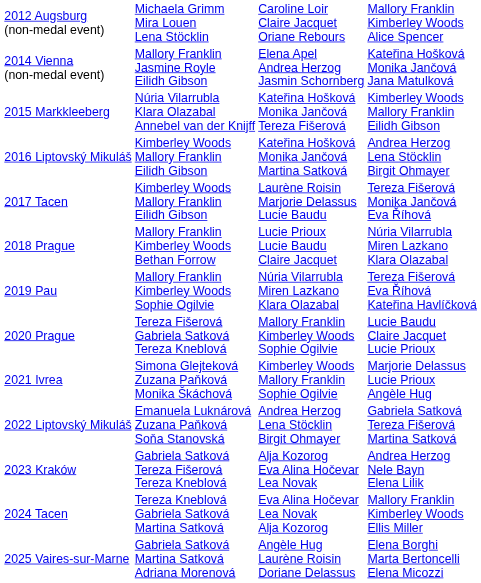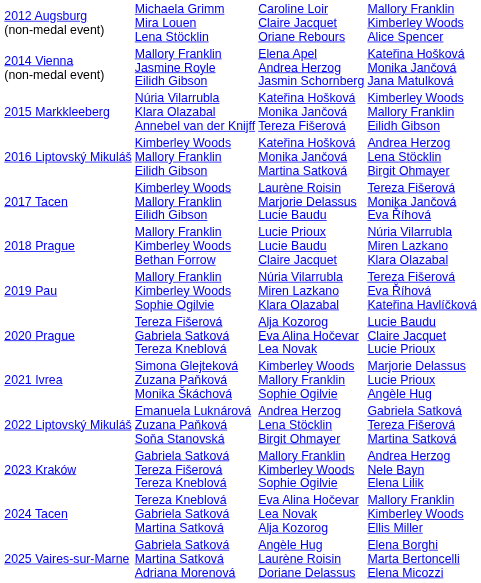(306, 335) Mallory Franklin Kimberley Woods Sophie Ogilvie -> (309, 335) Alja Kozorog Eva Alina Hočevar Lea Novak
(309, 469) Alja Kozorog Eva Alina Hočevar Lea Novak -> (306, 469) Mallory Franklin Kimberley Woods Sophie Ogilvie
